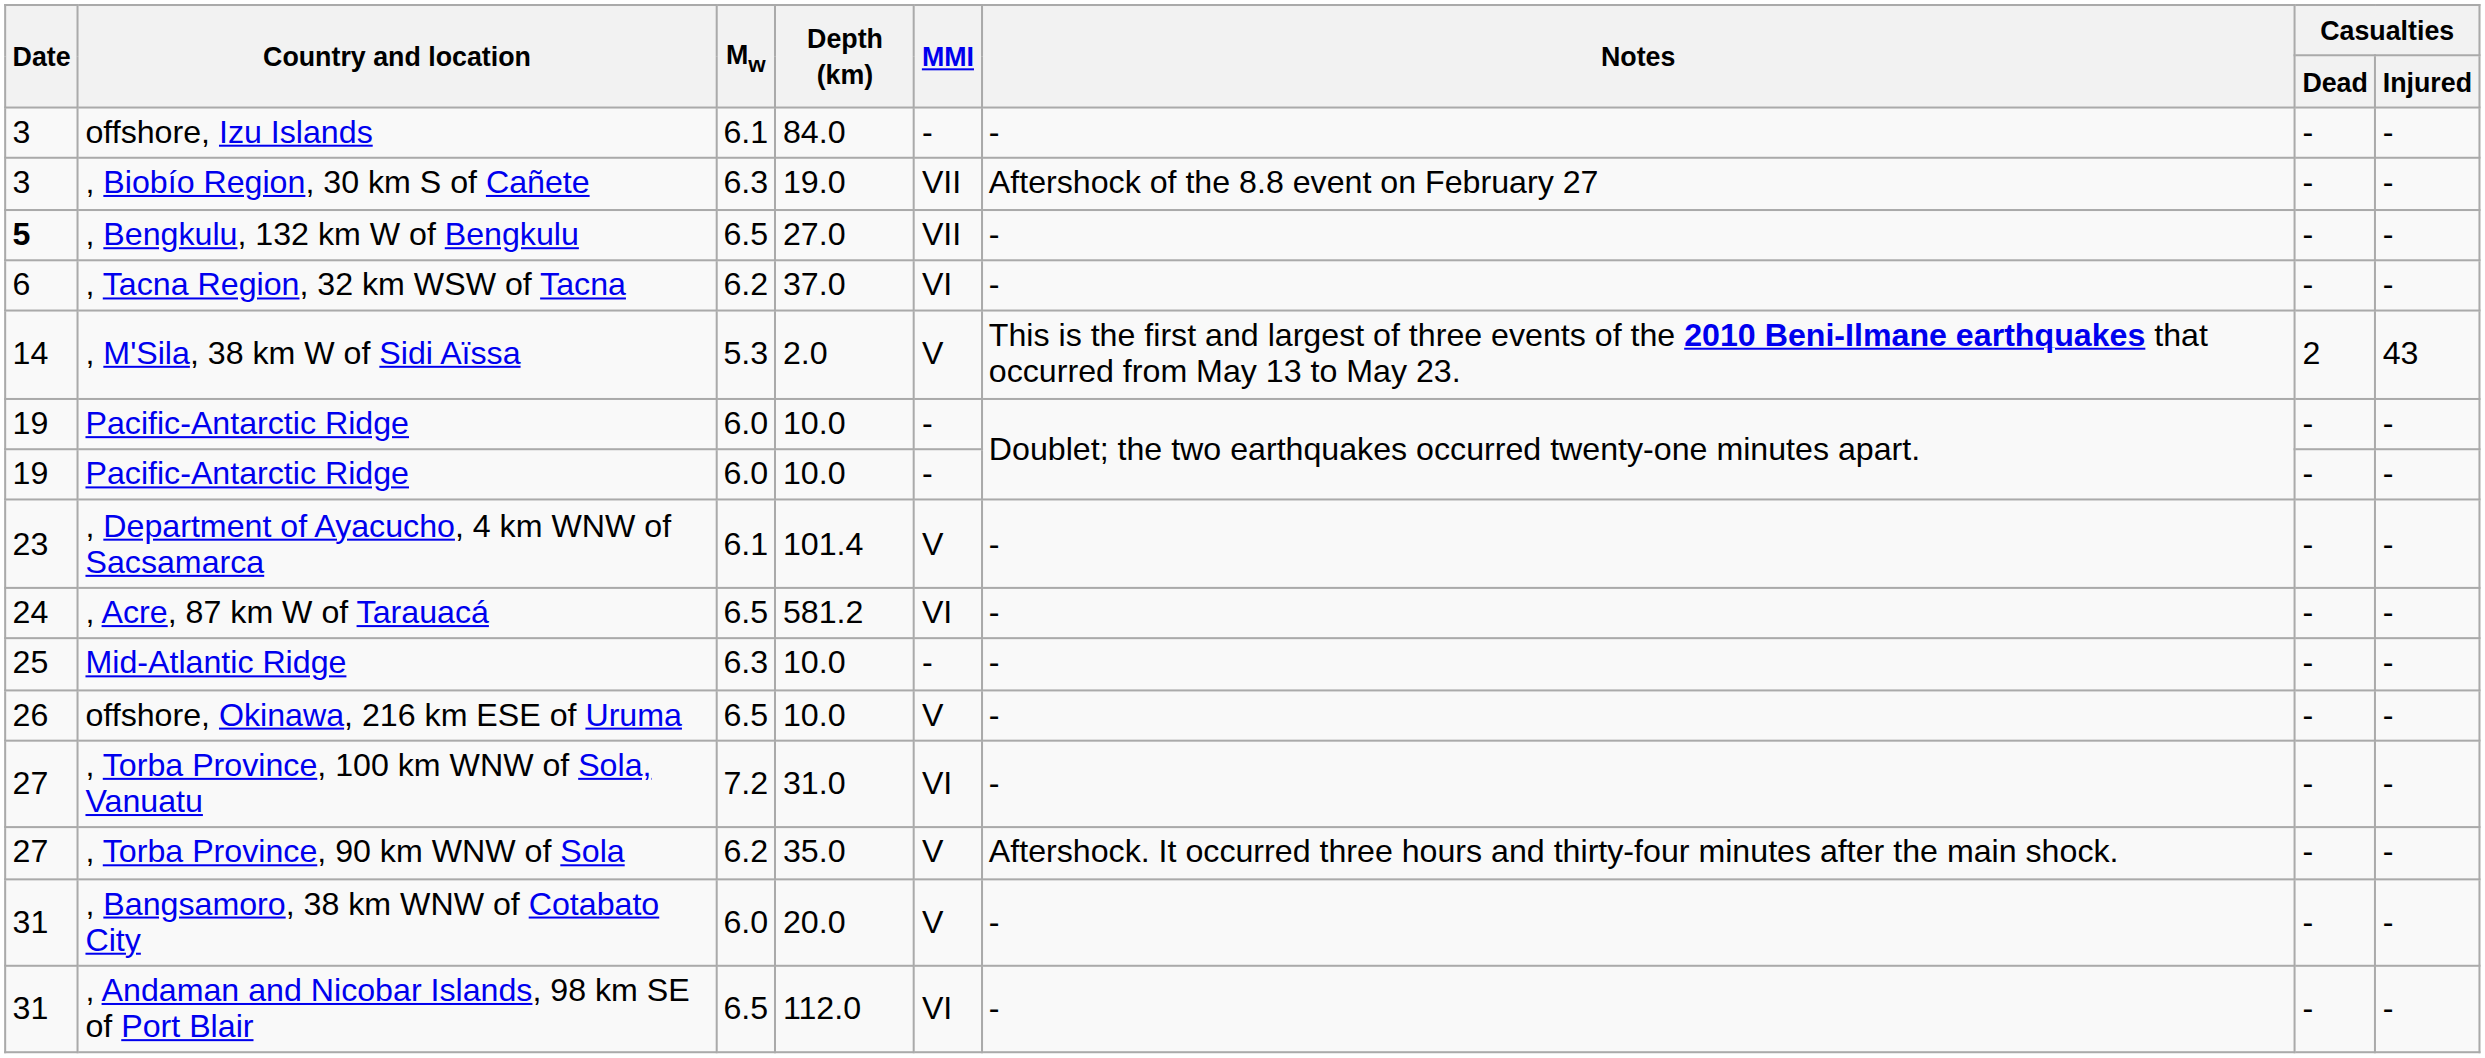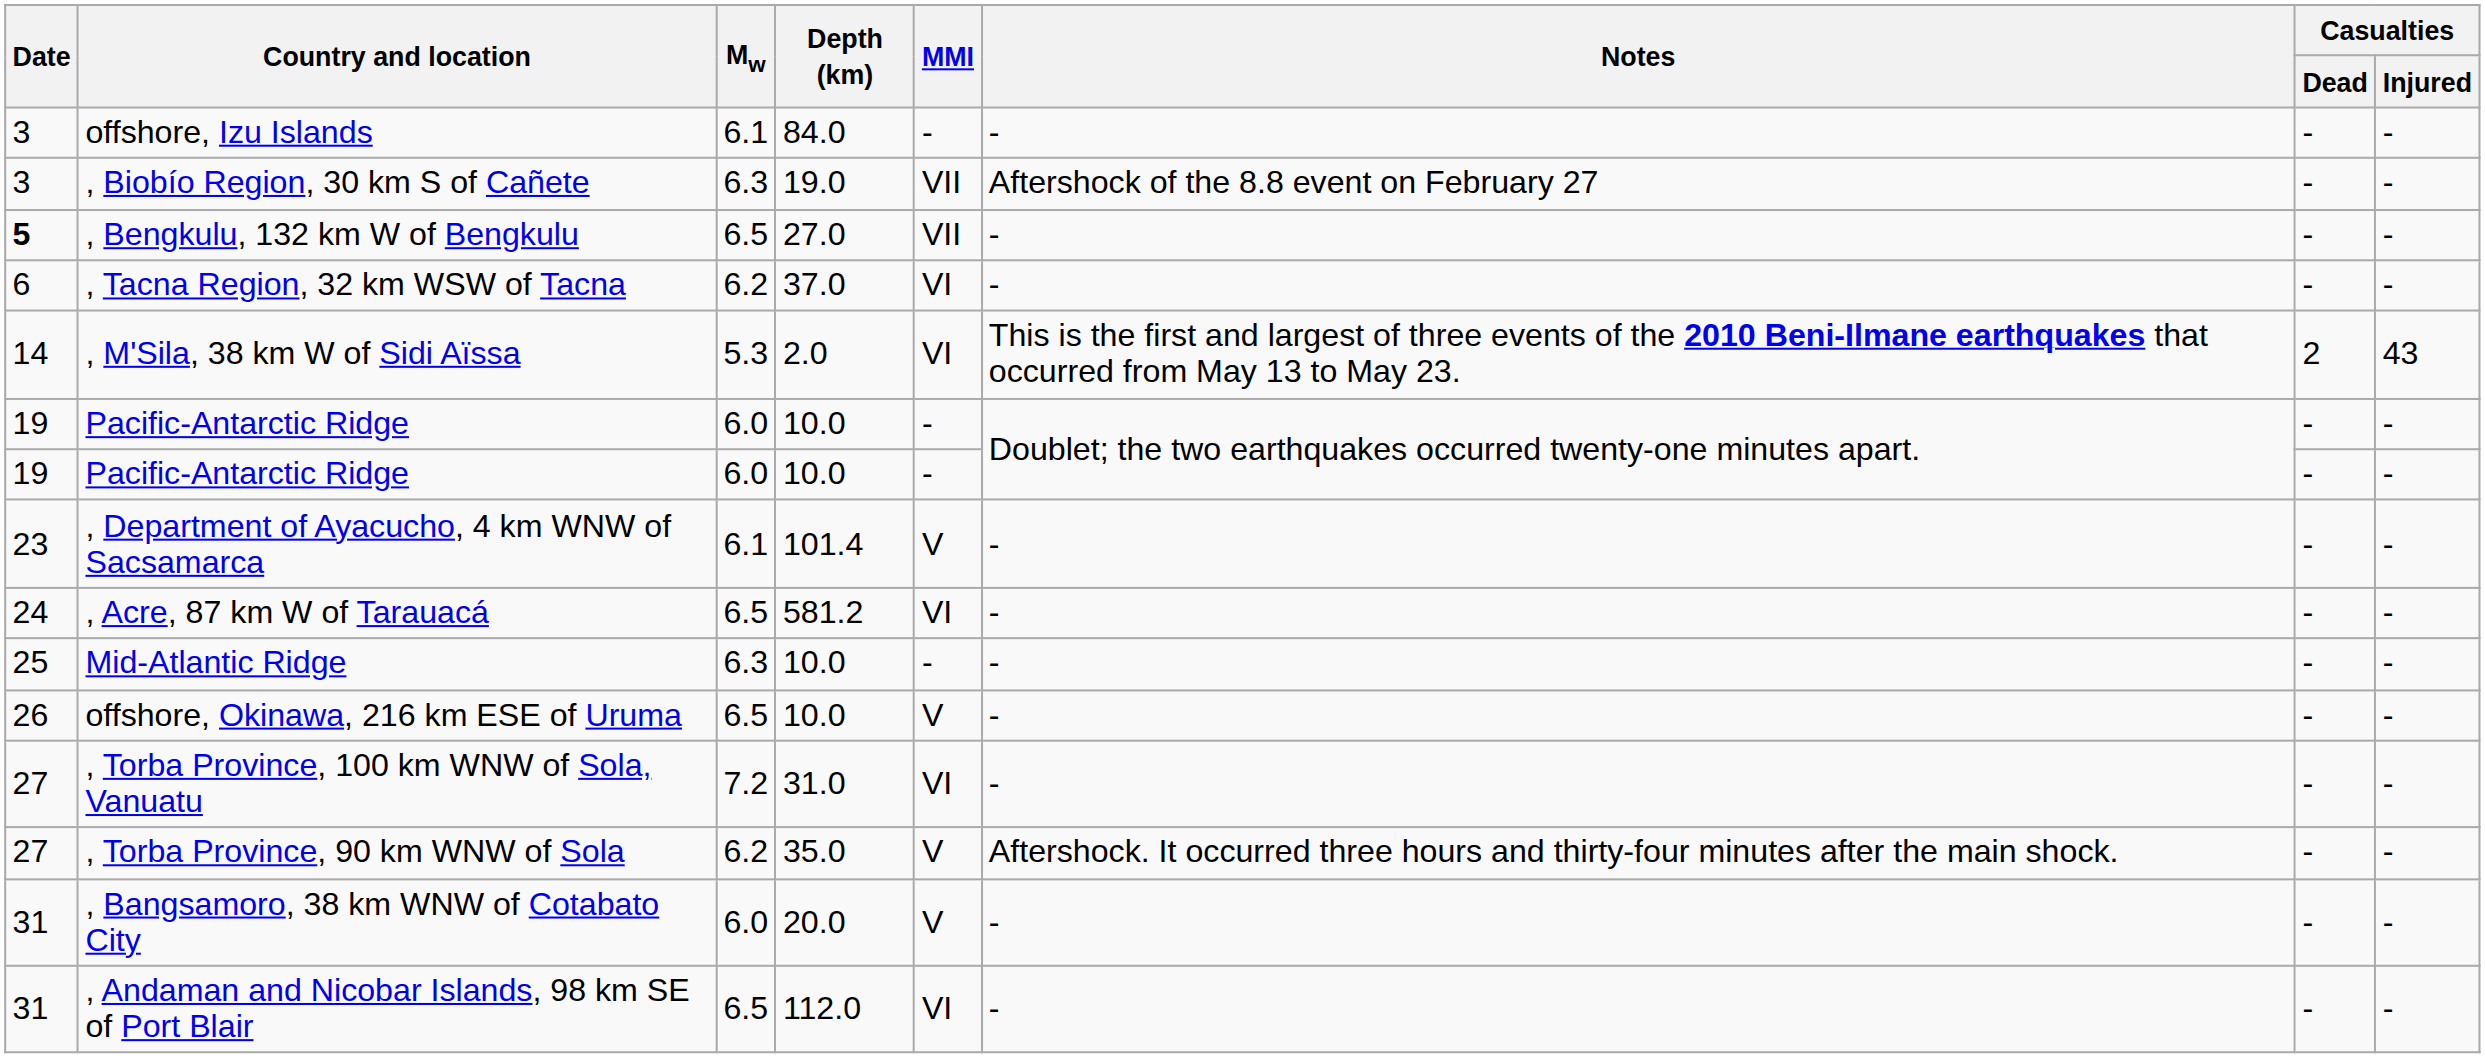(933, 354) V -> (937, 354) VI
